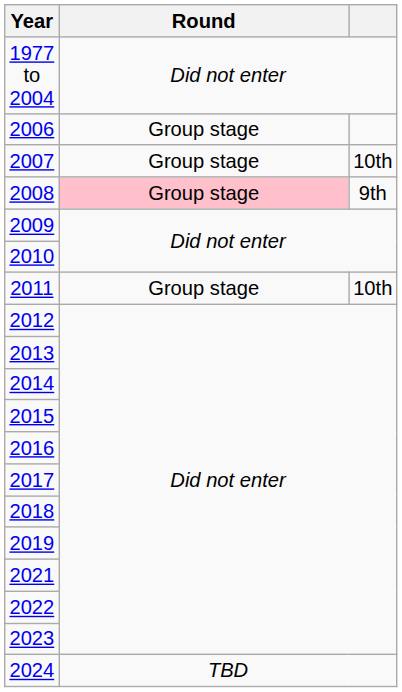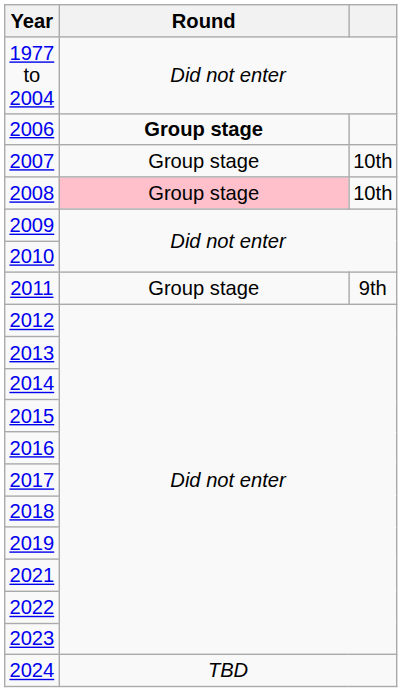(204, 130) normal -> (204, 130) bold
(373, 193) 9th -> (373, 193) 10th
(373, 289) 10th -> (373, 289) 9th
